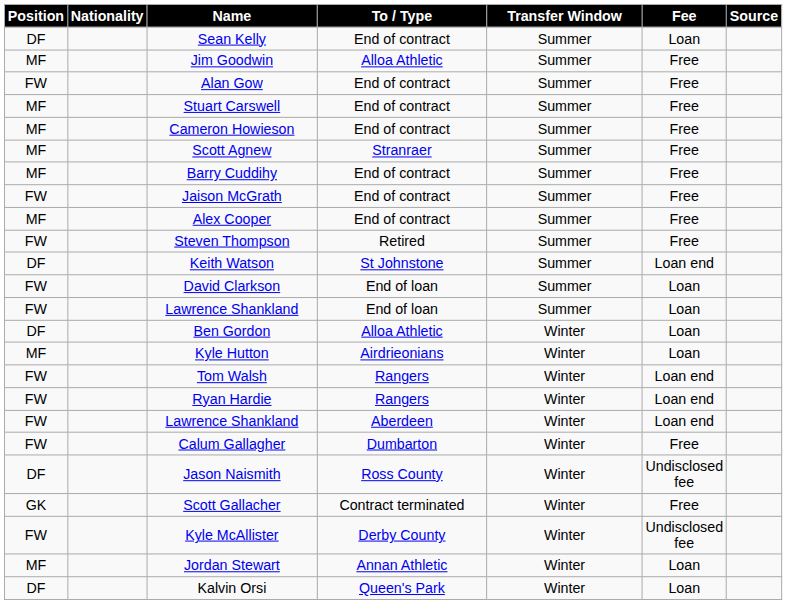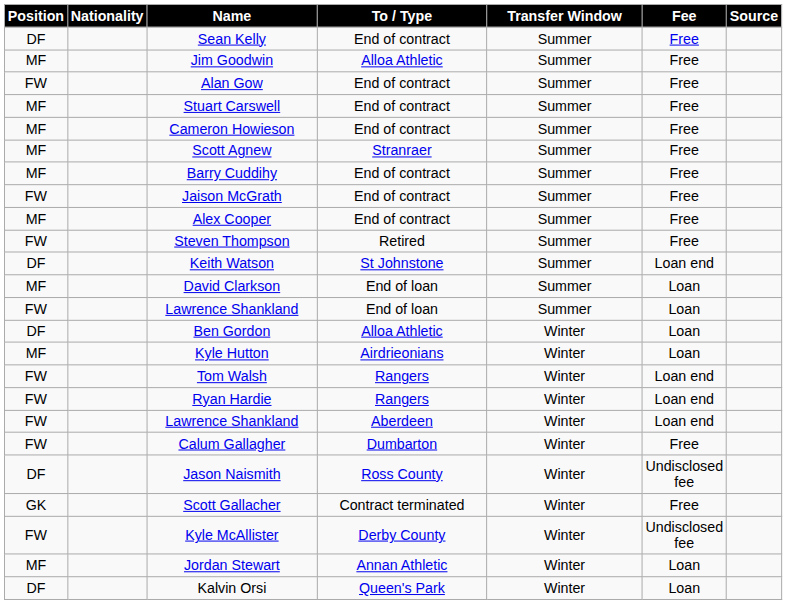(684, 39) Loan -> (684, 39) Free
(36, 286) FW -> (36, 286) MF
